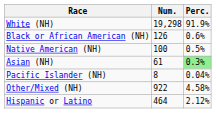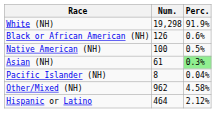(160, 88) 922 -> (160, 88) 962
